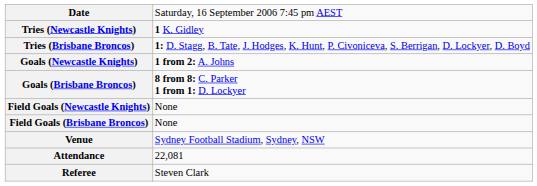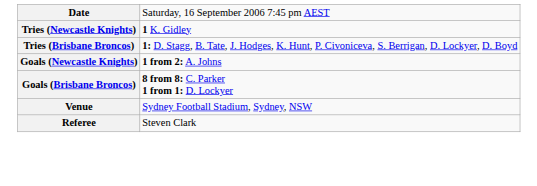- row: (79, 106)
- row: (79, 123)
- row: (79, 156)
